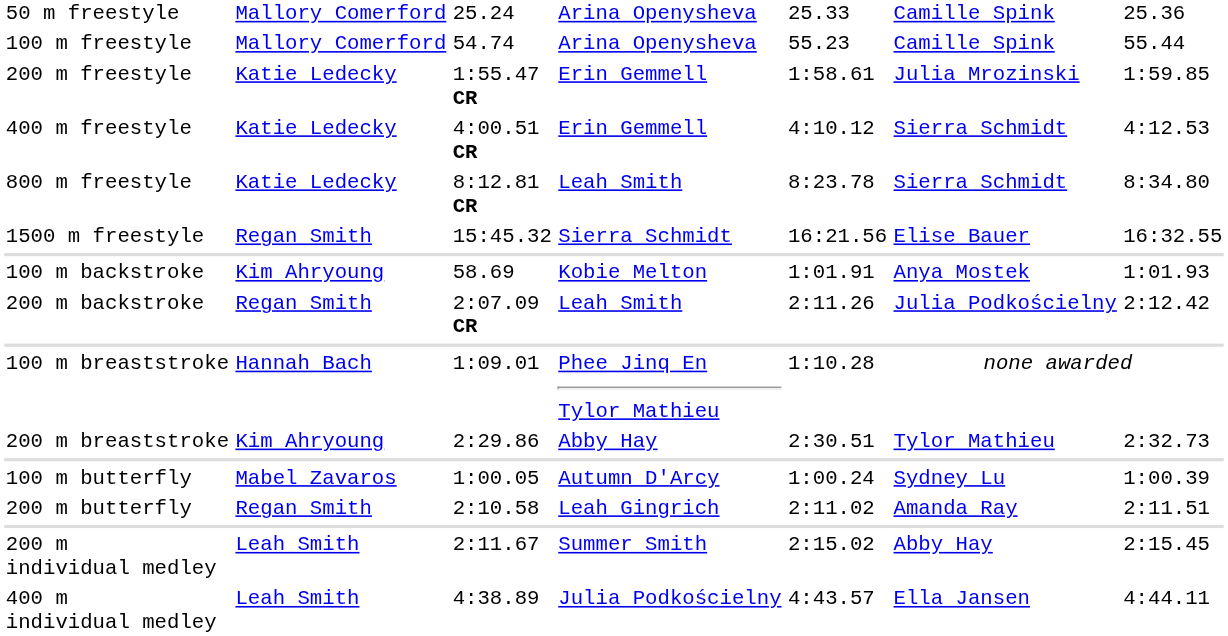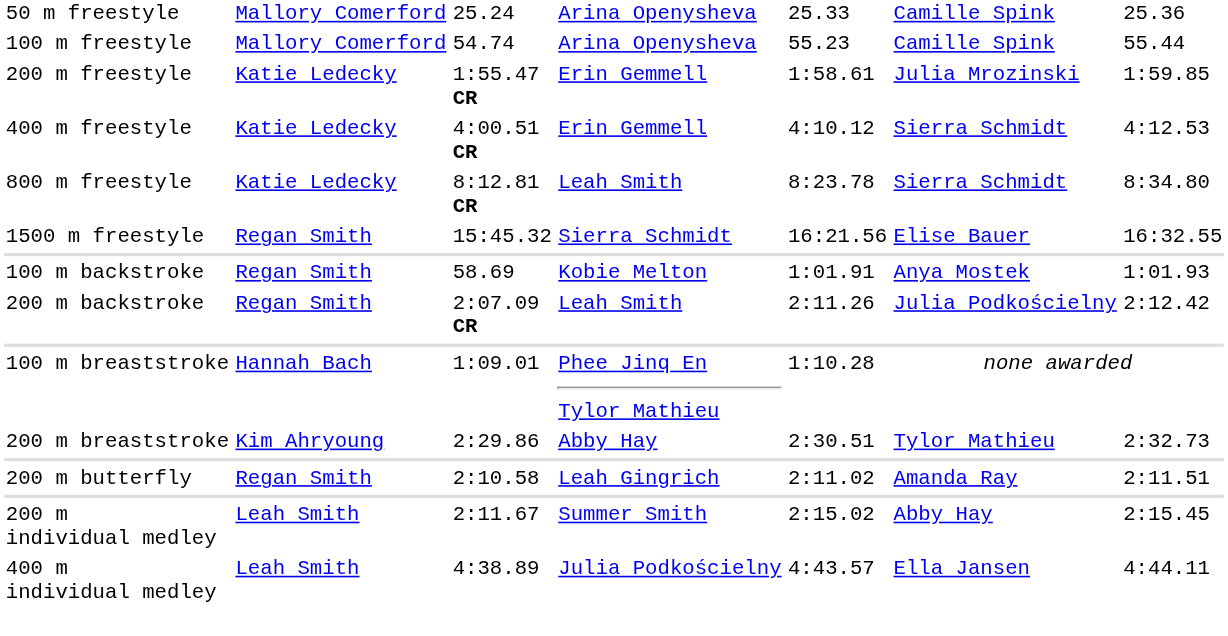(310, 273) Kim Ahryoung -> (304, 273) Regan Smith
- row: (99, 478)
